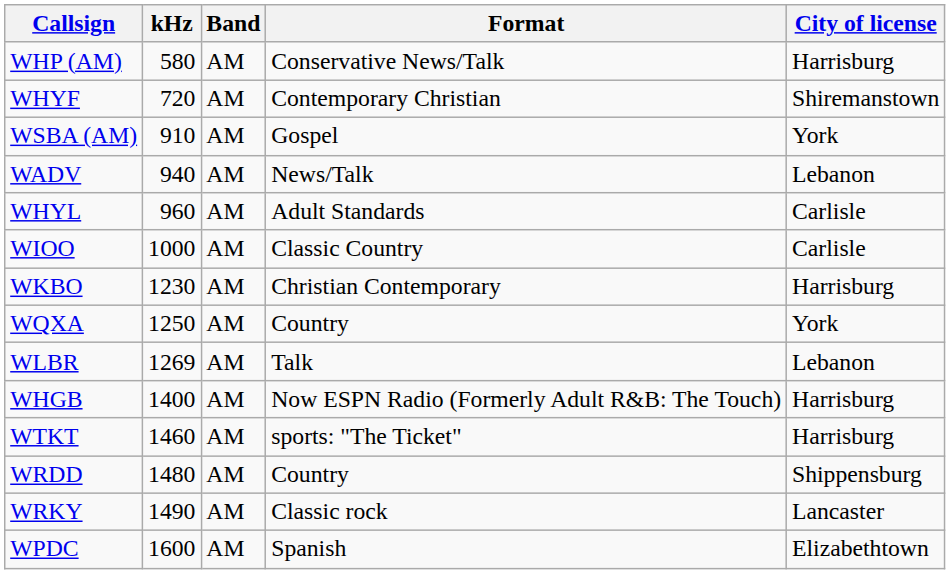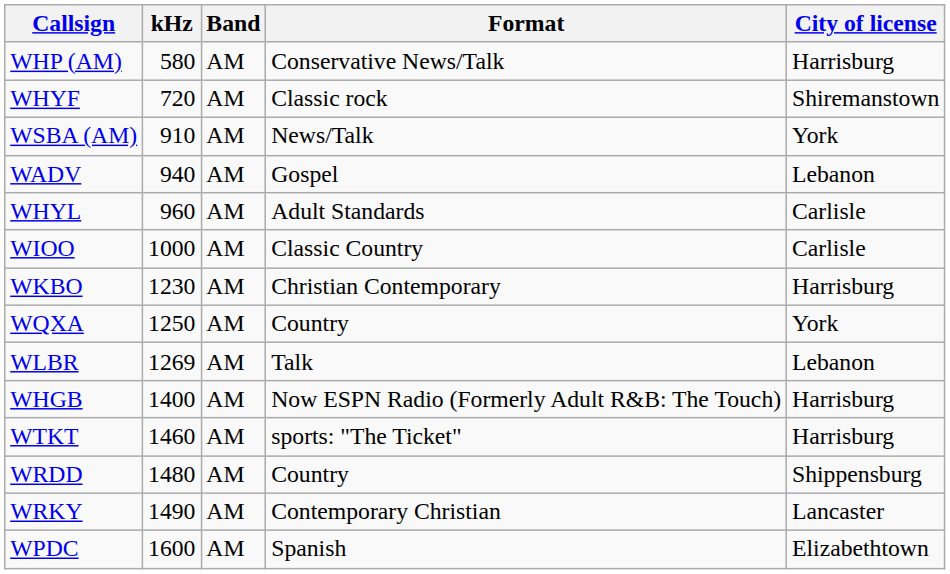(386, 98) Contemporary Christian -> (329, 98) Classic rock
(305, 135) Gospel -> (322, 135) News/Talk
(322, 173) News/Talk -> (305, 173) Gospel
(329, 511) Classic rock -> (386, 511) Contemporary Christian
